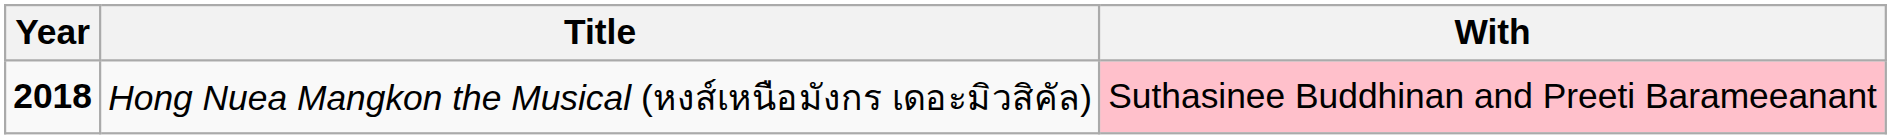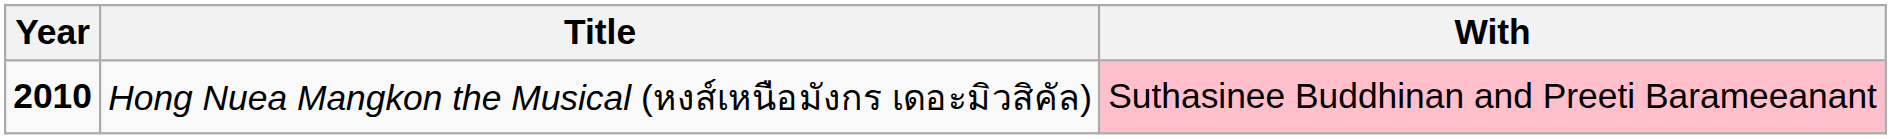(53, 96) 2018 -> (53, 96) 2010
